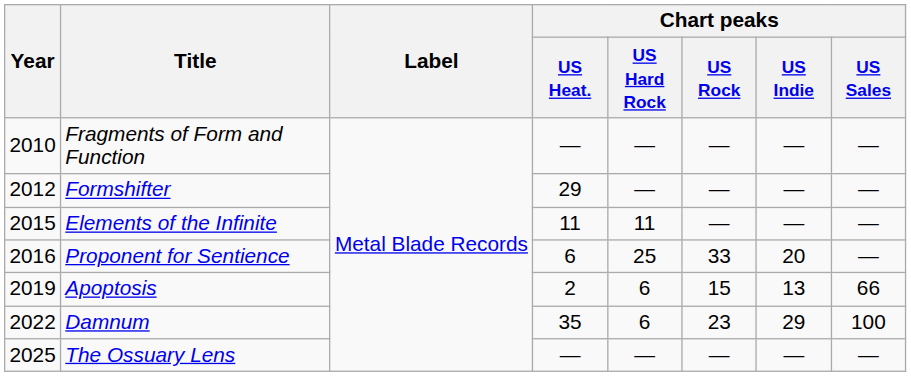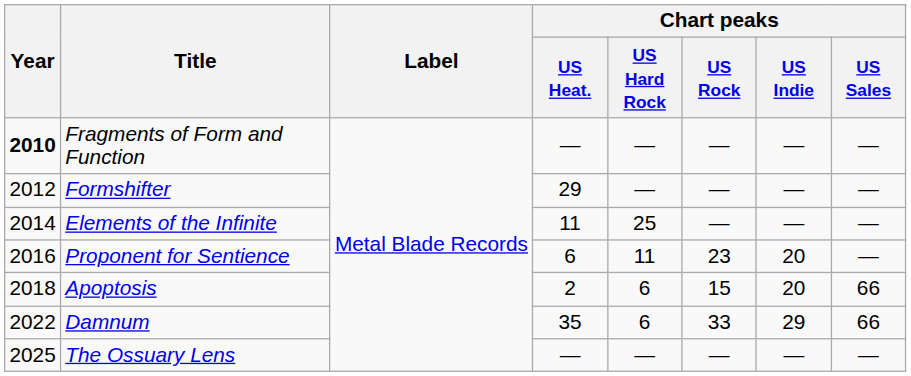(33, 145) normal -> (33, 145) bold
(33, 223) 2015 -> (33, 223) 2014
(645, 223) 11 -> (645, 223) 25
(645, 256) 25 -> (645, 256) 11
(719, 256) 33 -> (719, 256) 23
(33, 289) 2019 -> (33, 289) 2018
(794, 289) 13 -> (794, 289) 20
(719, 322) 23 -> (719, 322) 33
(868, 322) 100 -> (868, 322) 66
